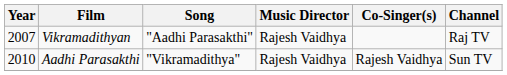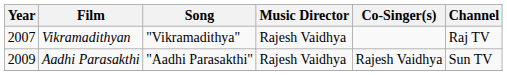(200, 37) "Aadhi Parasakthi" -> (193, 37) "Vikramadithya"
(22, 59) 2010 -> (22, 59) 2009
(193, 59) "Vikramadithya" -> (200, 59) "Aadhi Parasakthi"
